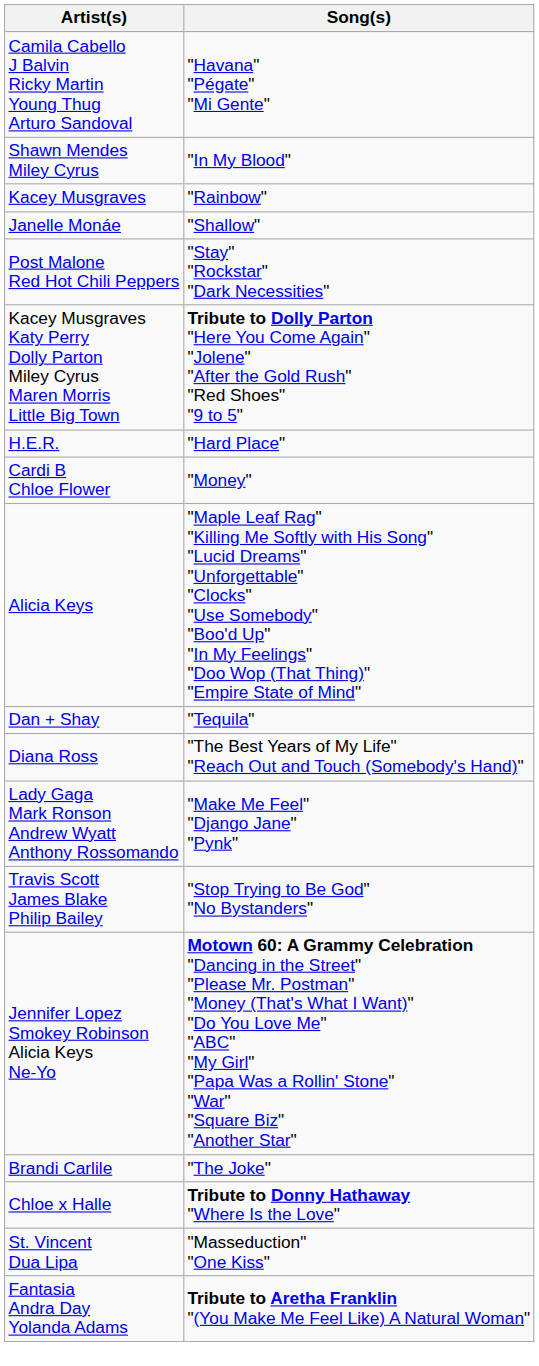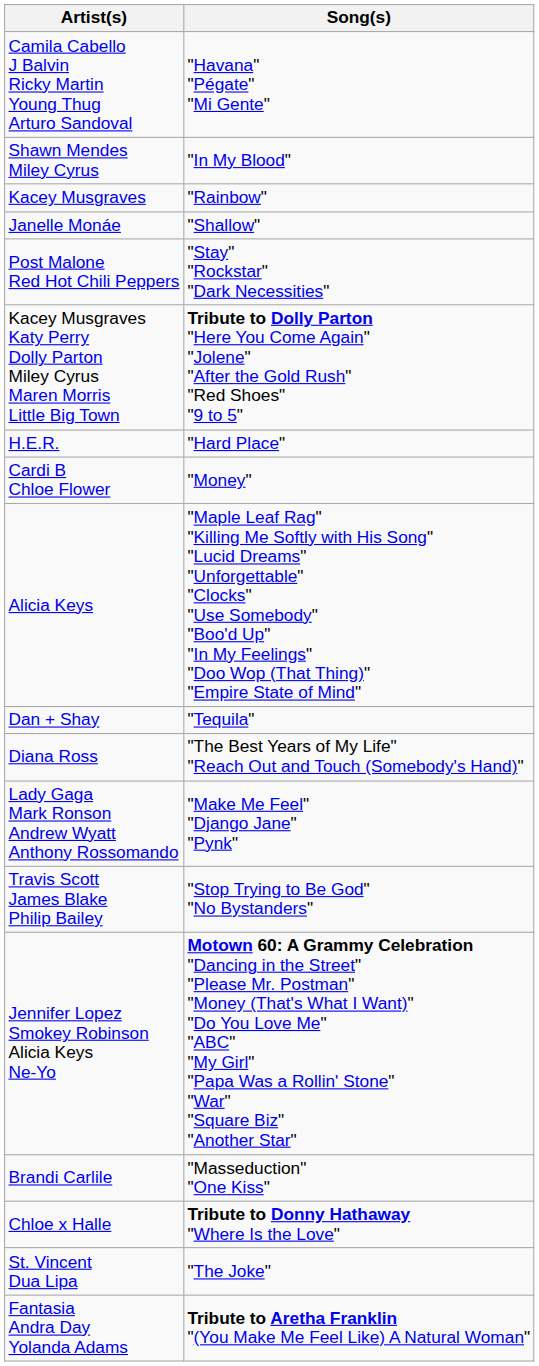(229, 1167) "The Joke" -> (247, 1177) "Masseduction" "One Kiss"
(247, 1251) "Masseduction" "One Kiss" -> (229, 1271) "The Joke"
